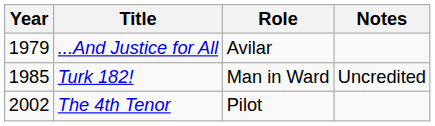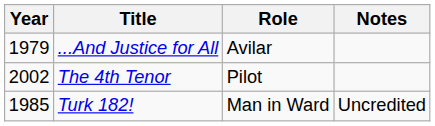rows swapped: (96, 76) <-> (114, 105)
